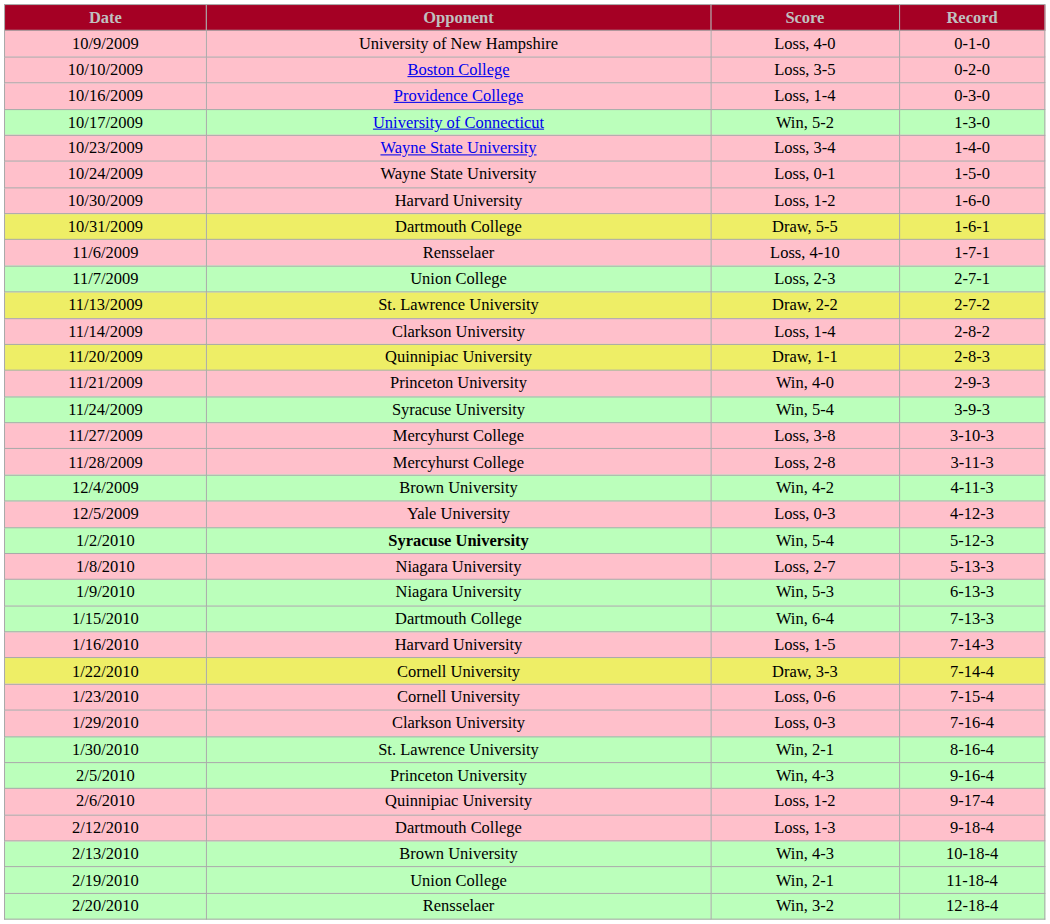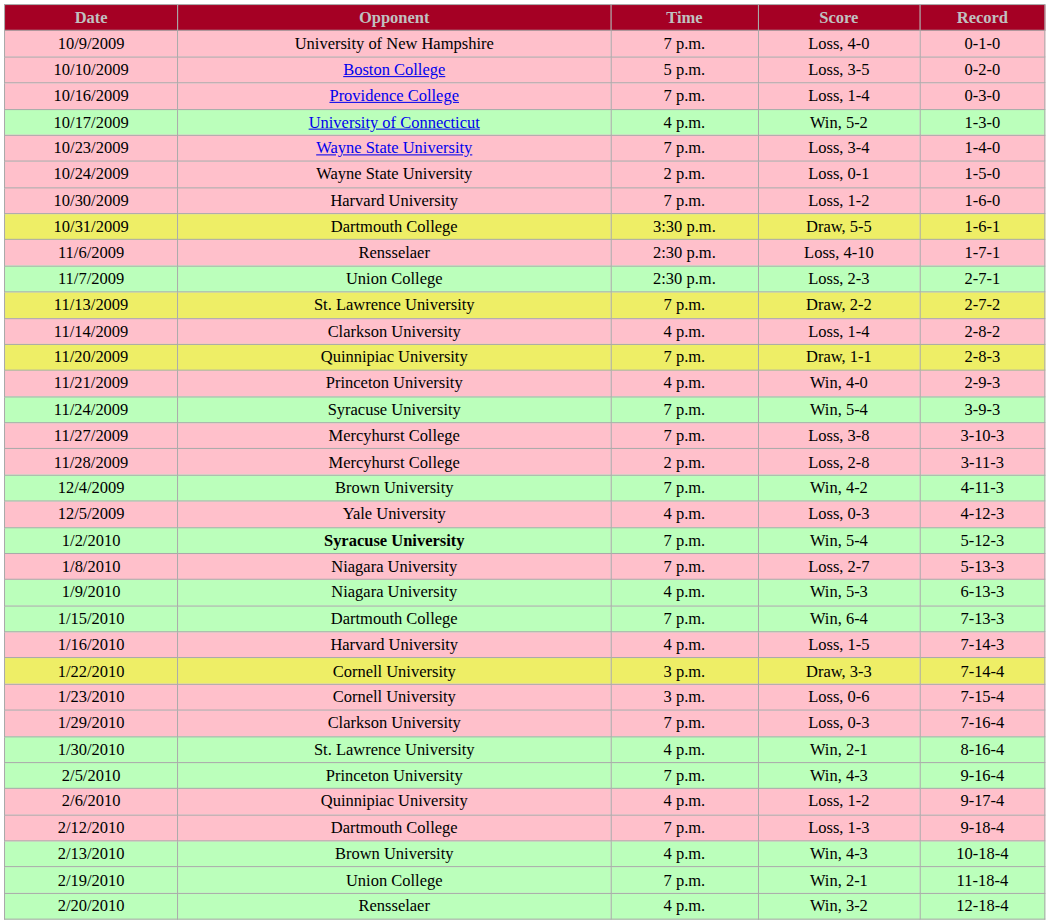+ column: (684, 17)
